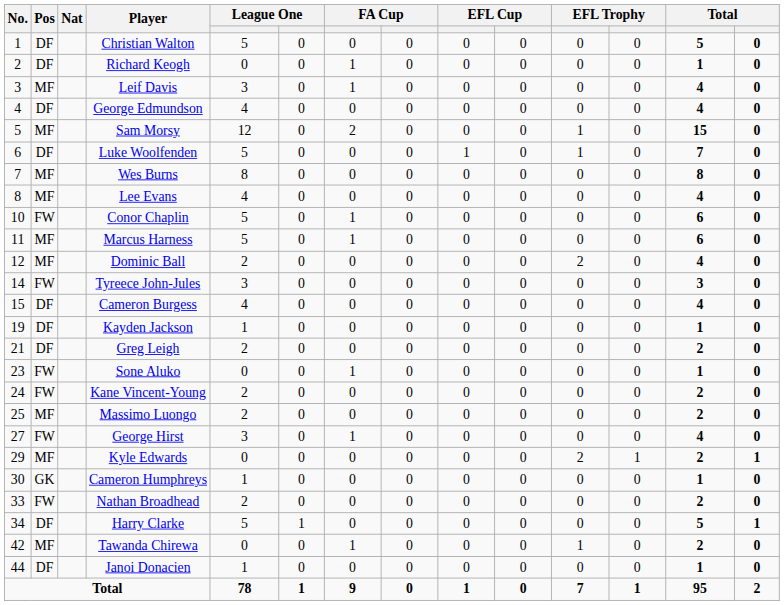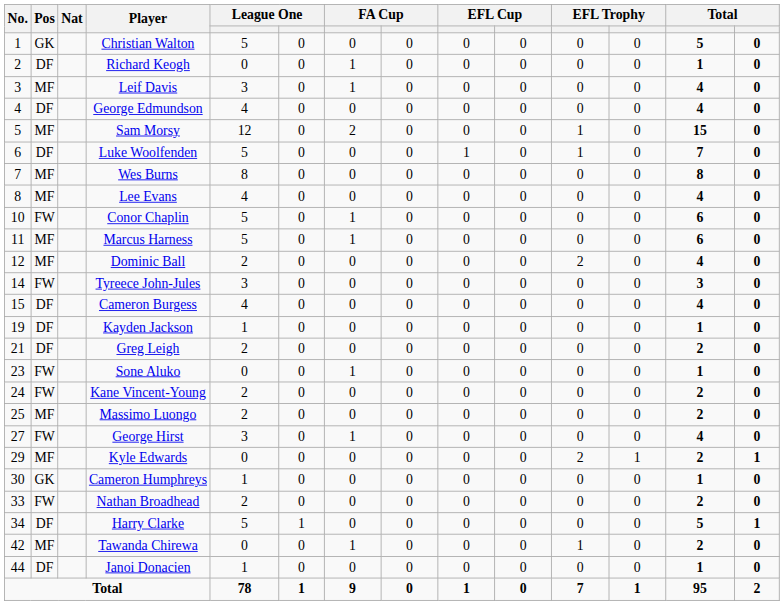(45, 43) DF -> (45, 43) GK
